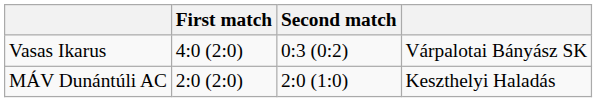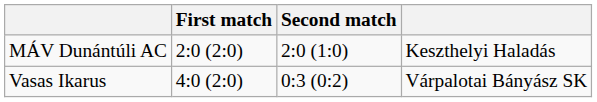rows swapped: (88, 81) <-> (58, 50)
